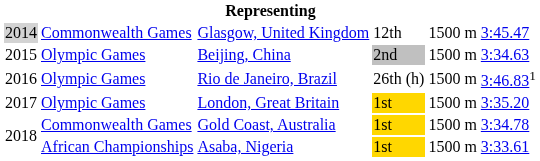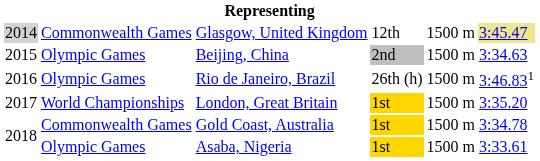(505, 32) no background -> (503, 32) khaki background
(93, 103) Olympic Games -> (113, 103) World Championships
(117, 147) African Championships -> (93, 147) Olympic Games
